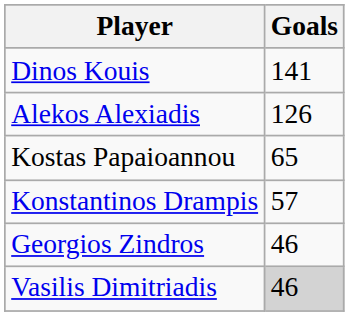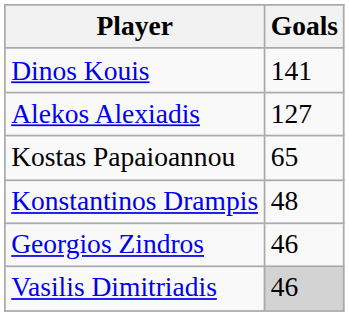(291, 113) 126 -> (291, 113) 127
(285, 200) 57 -> (285, 200) 48
